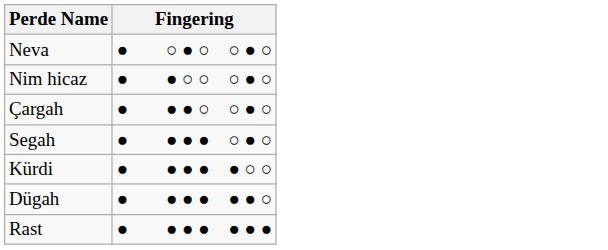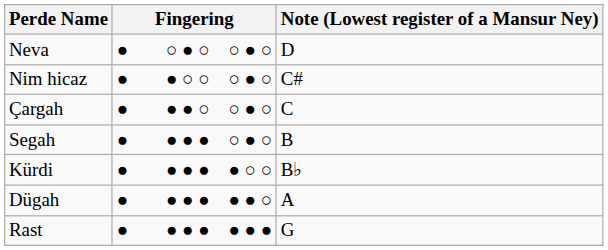+ column: (440, 19)
